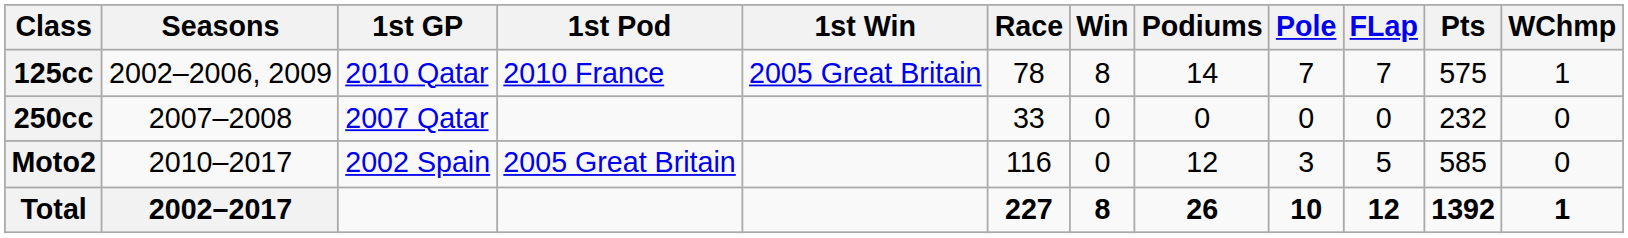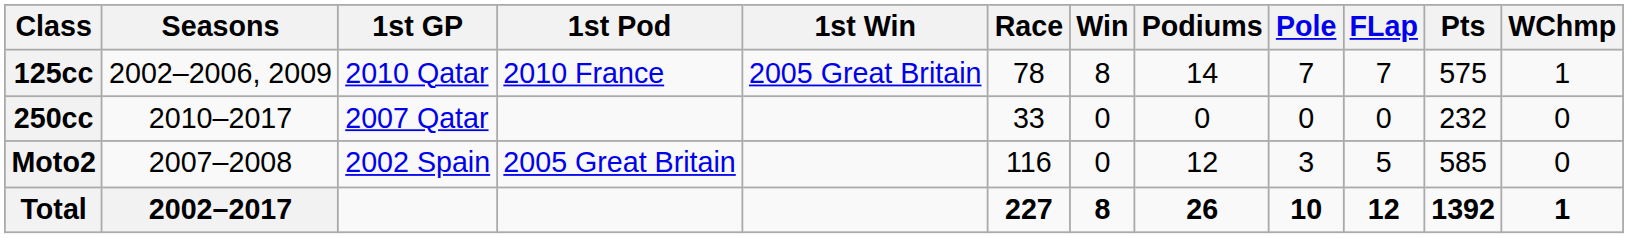(221, 118) 2007–2008 -> (221, 118) 2010–2017
(221, 163) 2010–2017 -> (221, 163) 2007–2008
